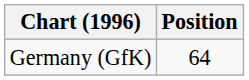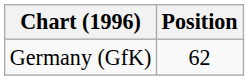(200, 57) 64 -> (200, 57) 62
